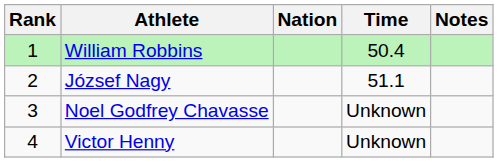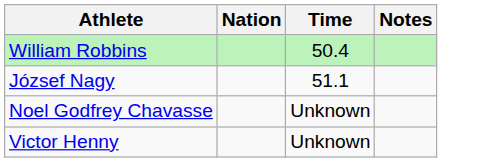- column: (33, 19)
